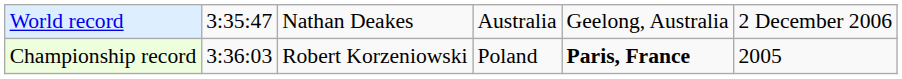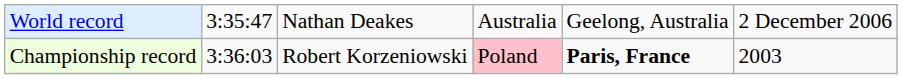(507, 55) no background -> (507, 55) pink background
(760, 55) 2005 -> (760, 55) 2003
